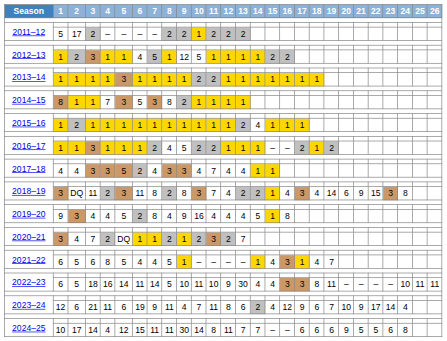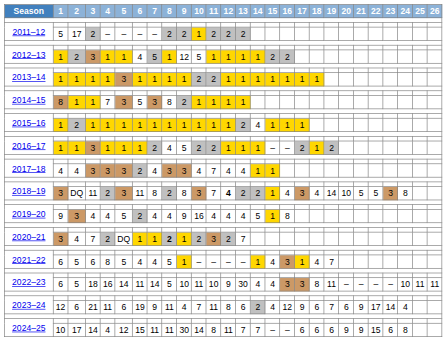(124, 170) 5 -> (124, 170) 3
(228, 193) normal -> (228, 193) bold
(346, 193) 6 -> (346, 193) 10
(361, 193) 9 -> (361, 193) 5
(376, 193) 15 -> (376, 193) 5
(155, 216) 8 -> (155, 216) 4
(169, 239) normal -> (169, 239) bold
(346, 307) 10 -> (346, 307) 6
(361, 330) 5 -> (361, 330) 9
(376, 330) 5 -> (376, 330) 15
